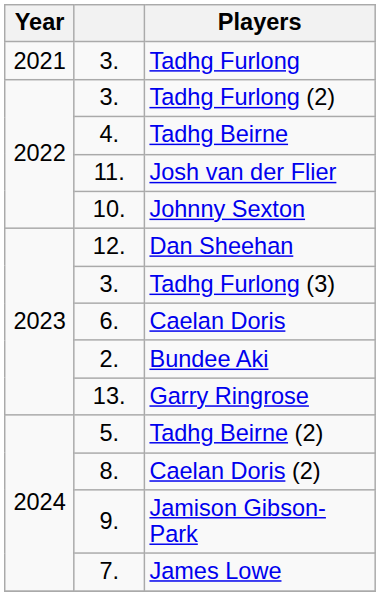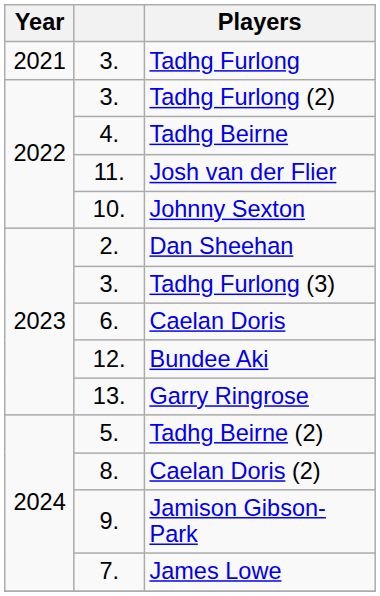(109, 246) 12. -> (109, 246) 2.
(109, 358) 2. -> (109, 358) 12.
